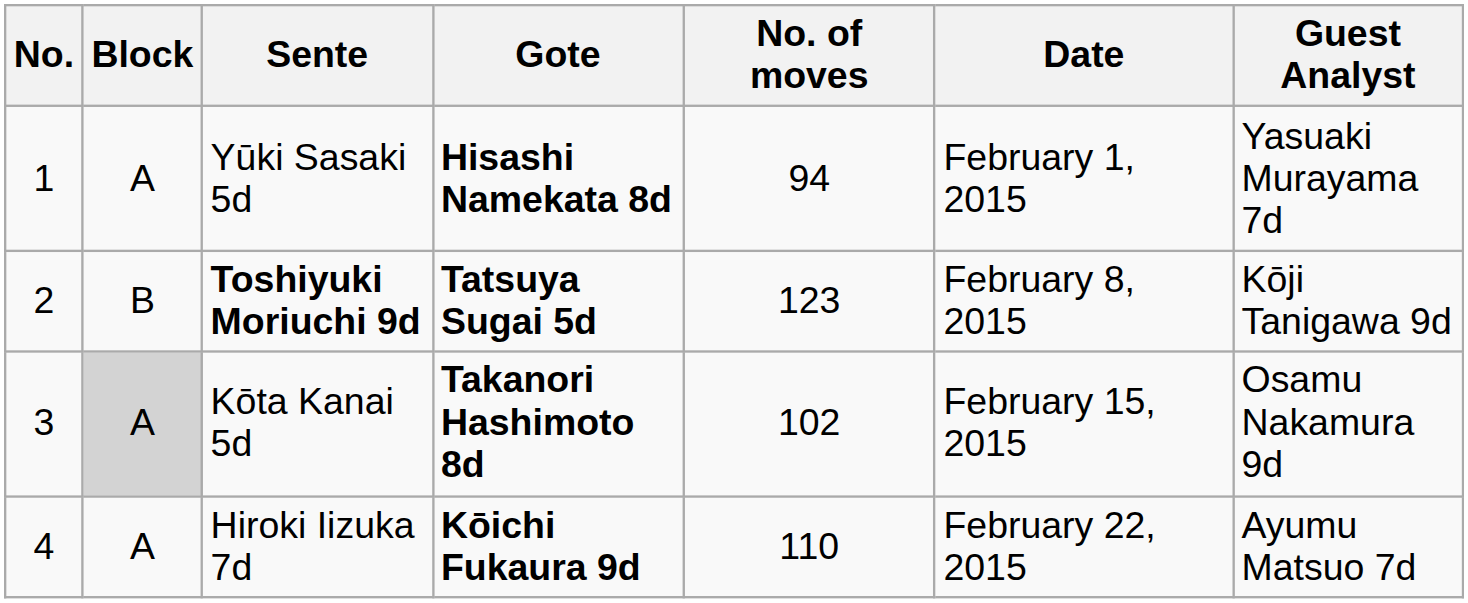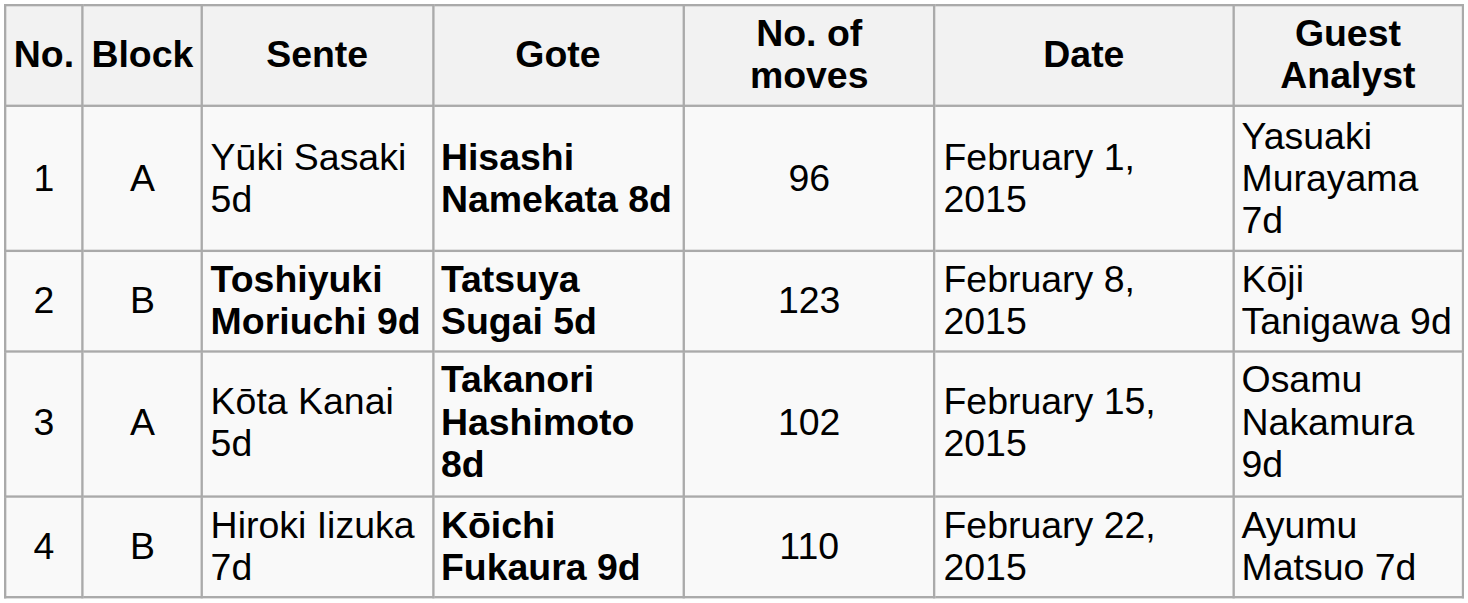(809, 177) 94 -> (809, 177) 96
(142, 422) lightgrey background -> (142, 422) no background
(142, 545) A -> (142, 545) B
